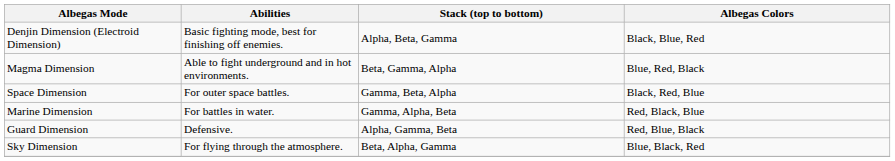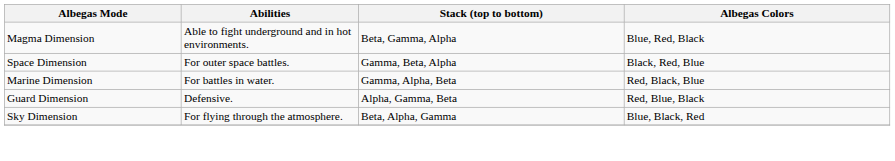- row: (73, 37)
